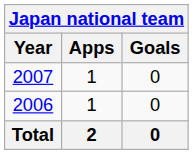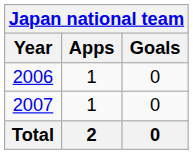rows swapped: (33, 105) <-> (33, 76)
